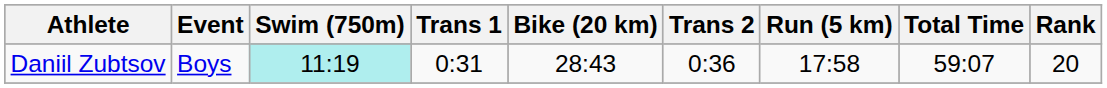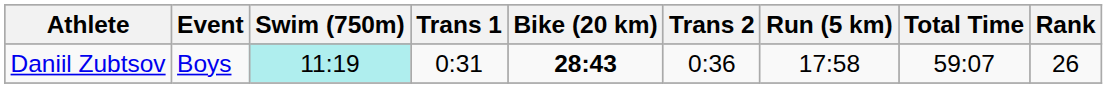(585, 63) normal -> (585, 63) bold
(1066, 63) 20 -> (1066, 63) 26
